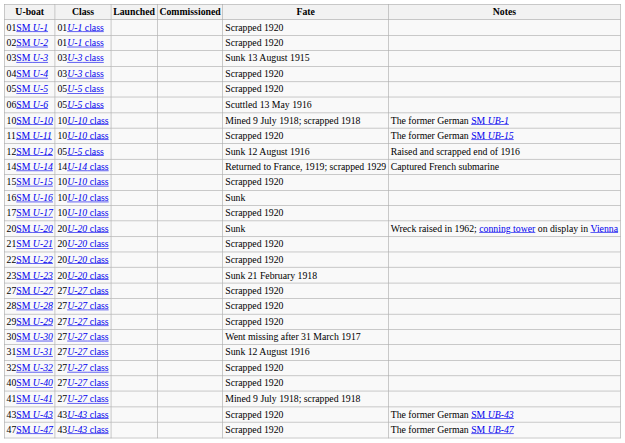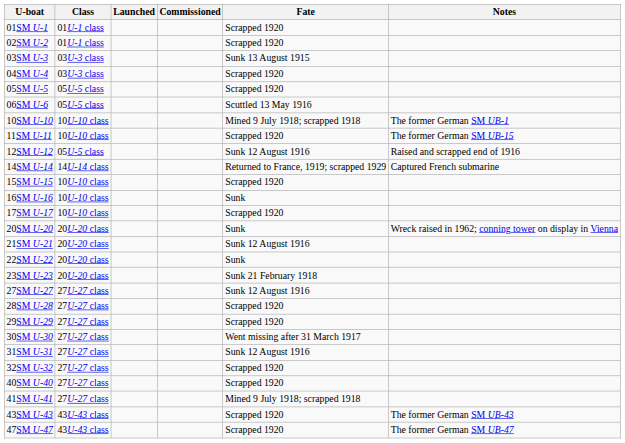(254, 244) Scrapped 1920 -> (267, 244) Sunk 12 August 1916
(254, 259) Scrapped 1920 -> (235, 259) Sunk
(254, 290) Scrapped 1920 -> (267, 290) Sunk 12 August 1916
